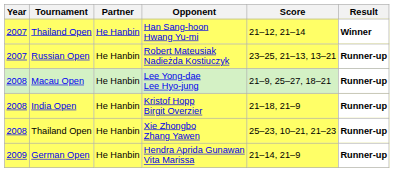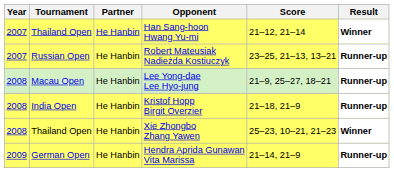(364, 131) Runner-up -> (356, 131) Winner
